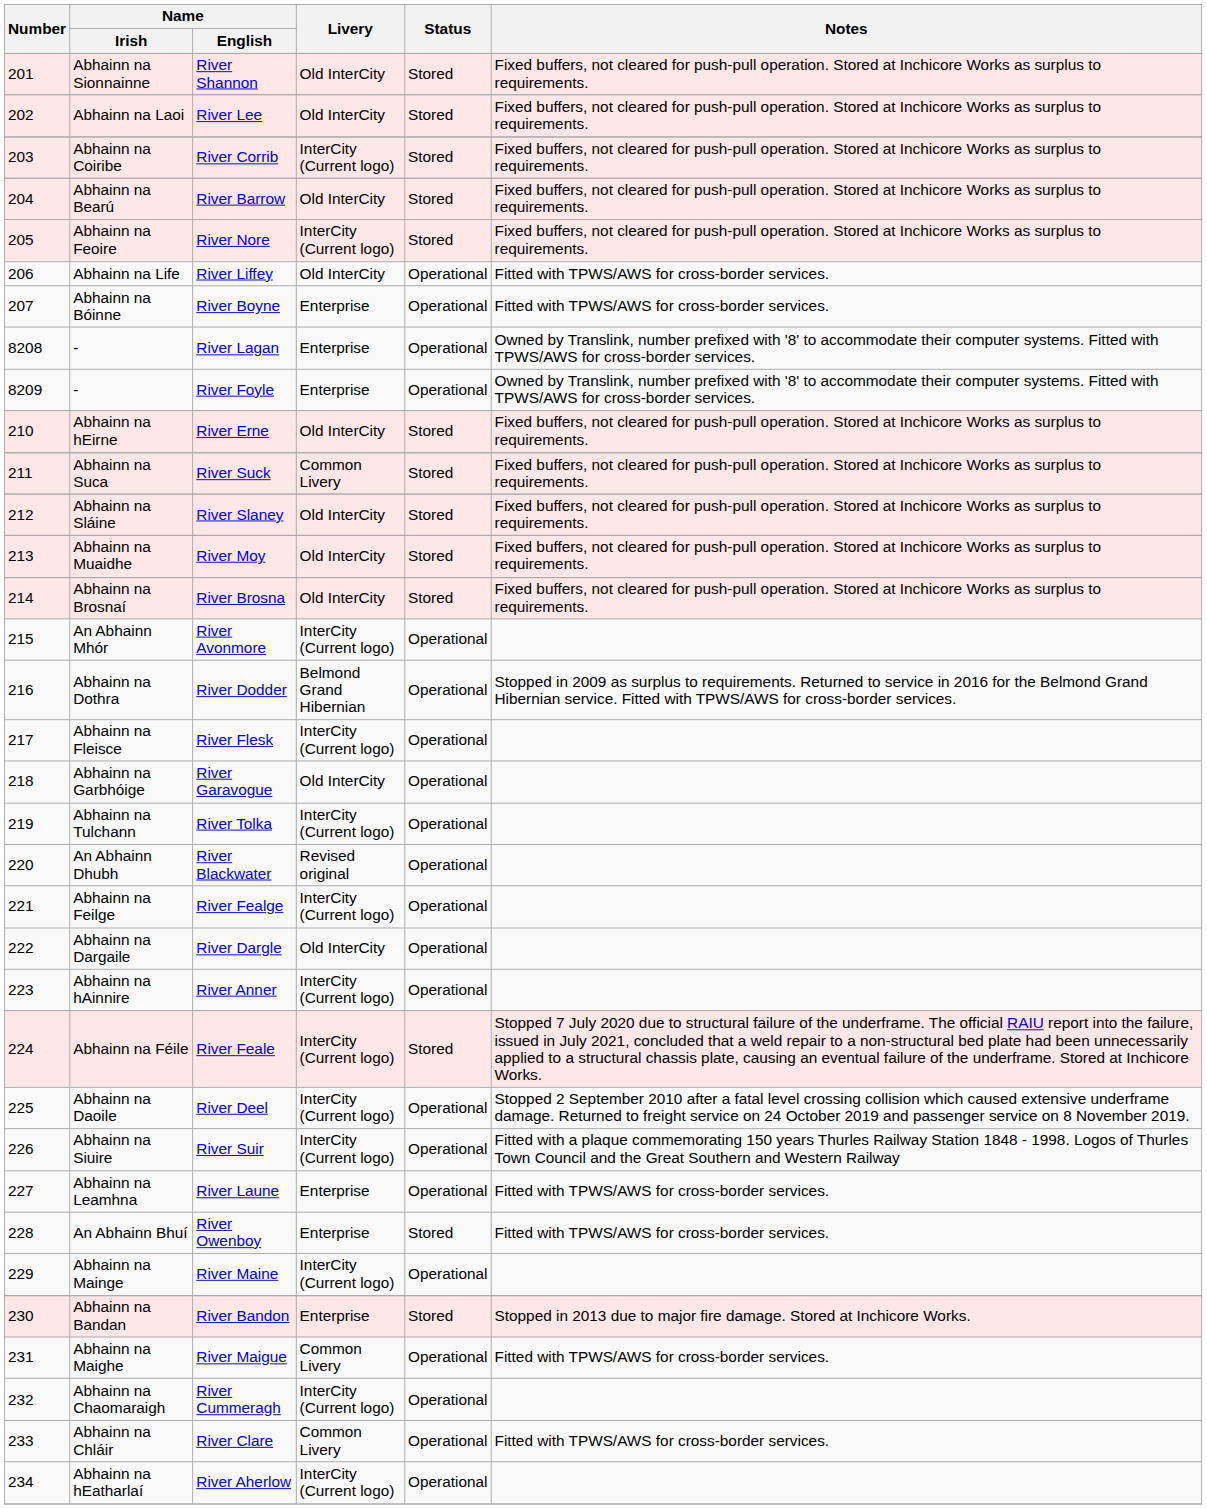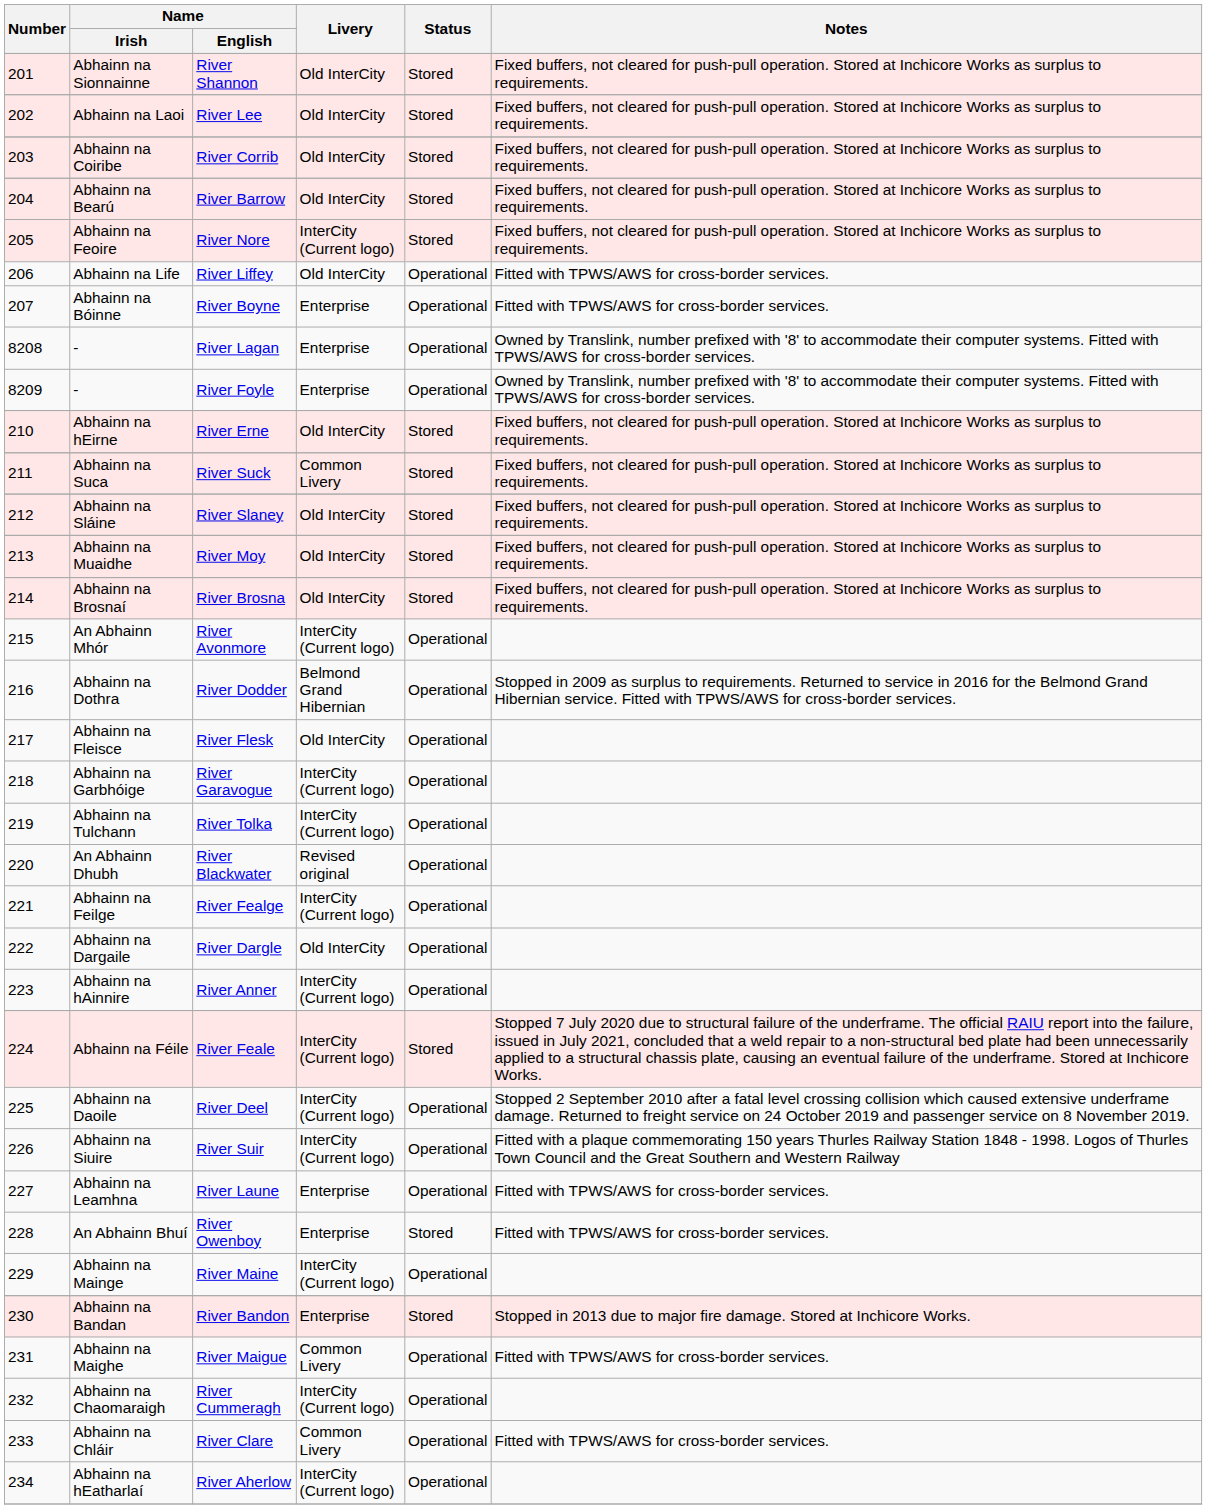(347, 157) InterCity (Current logo) -> (342, 157) Old InterCity
(347, 740) InterCity (Current logo) -> (342, 740) Old InterCity
(342, 781) Old InterCity -> (347, 781) InterCity (Current logo)
